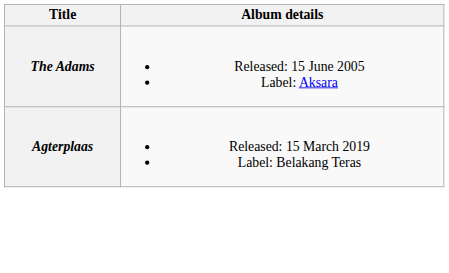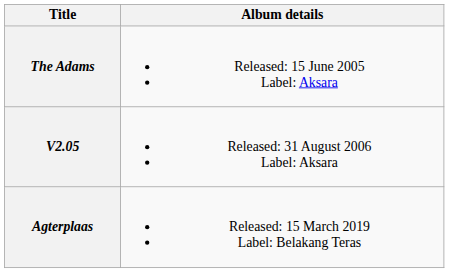+ row: (63, 146)
